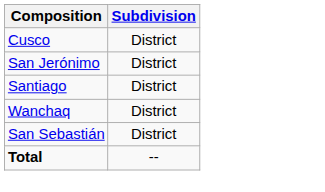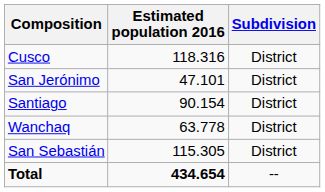+ column: (168, 24)
